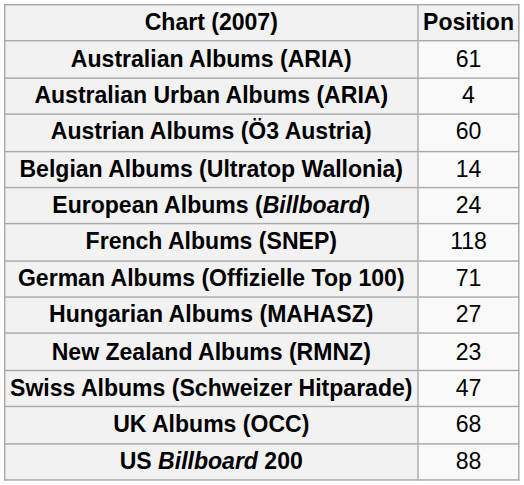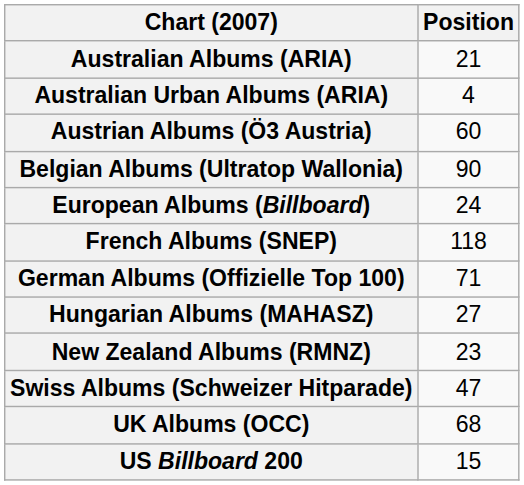(469, 59) 61 -> (469, 59) 21
(469, 168) 14 -> (469, 168) 90
(469, 461) 88 -> (469, 461) 15
